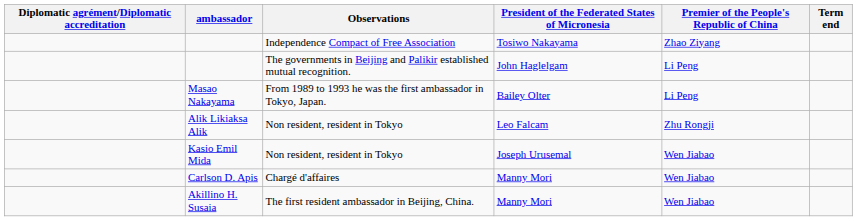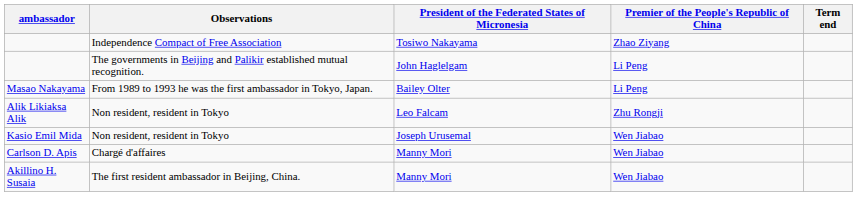- column: (95, 19)
